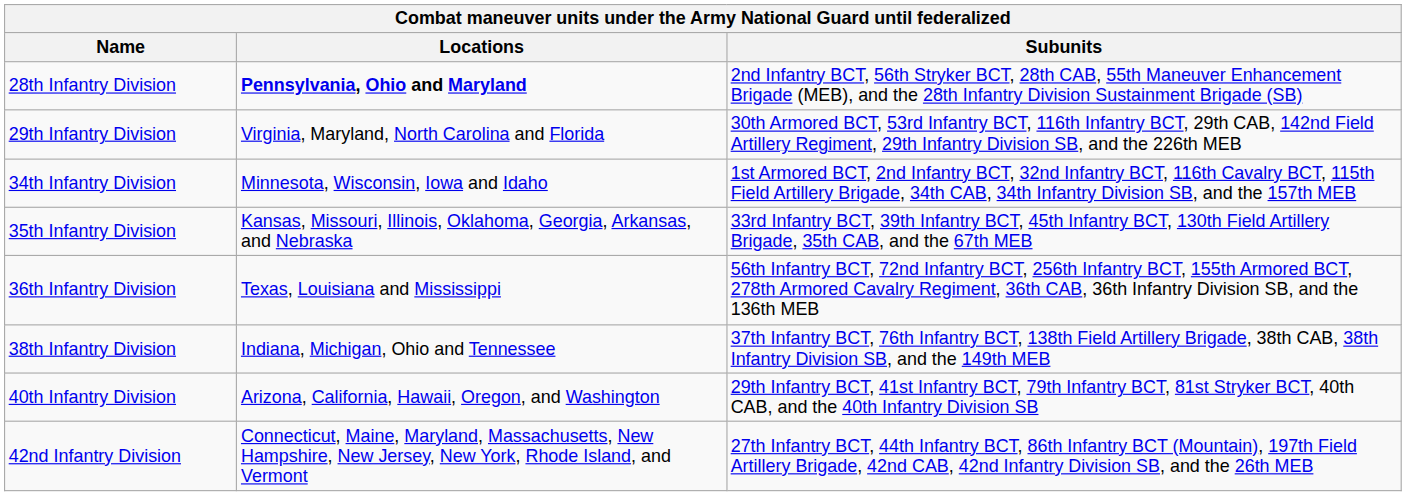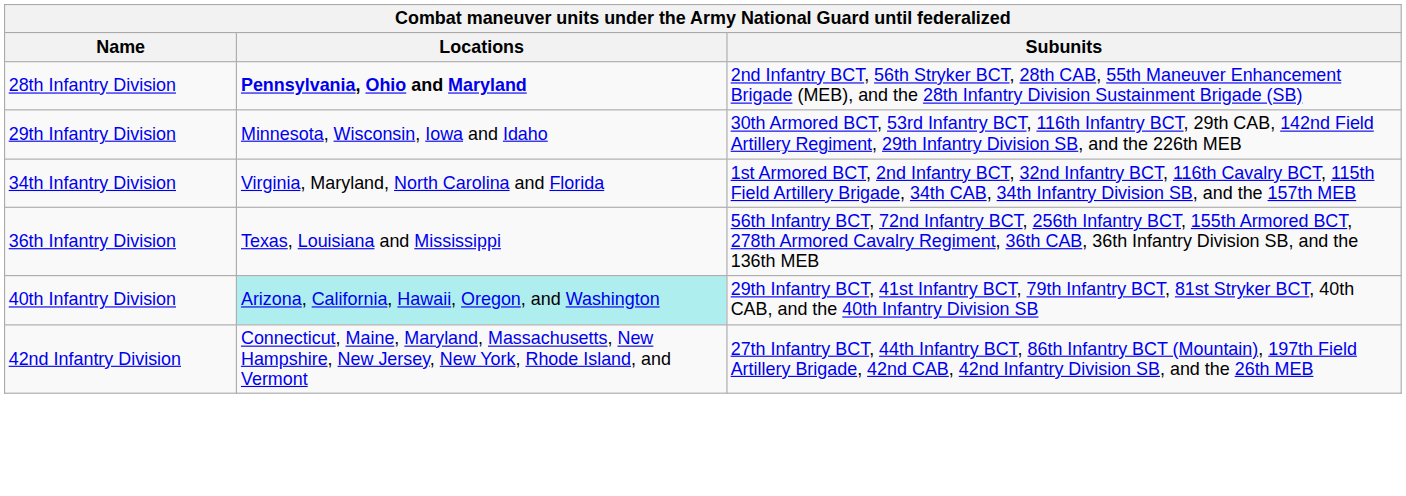(423, 134) Virginia, Maryland, North Carolina and Florida -> (394, 134) Minnesota, Wisconsin, Iowa and Idaho
(394, 182) Minnesota, Wisconsin, Iowa and Idaho -> (423, 182) Virginia, Maryland, North Carolina and Florida
- row: (92, 231)
- row: (92, 348)
(450, 397) no background -> (450, 300) paleturquoise background
